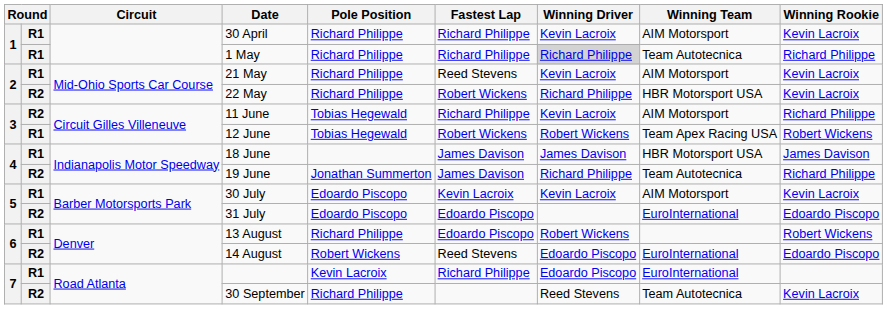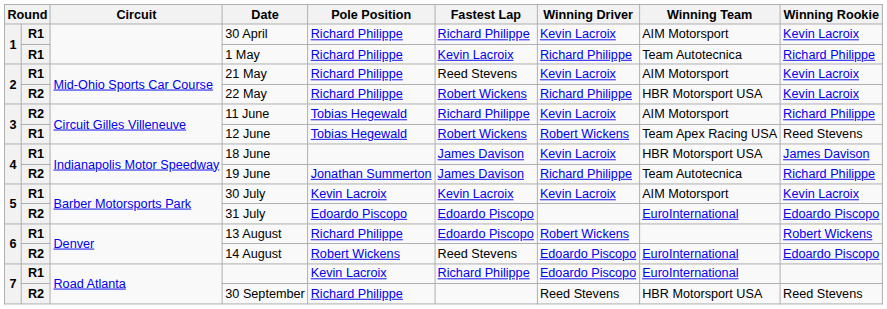(484, 54) Richard Philippe -> (476, 54) Kevin Lacroix
(586, 54) lightgrey background -> (586, 54) no background
(828, 134) Robert Wickens -> (823, 134) Reed Stevens
(583, 154) James Davison -> (578, 154) Kevin Lacroix
(359, 193) Edoardo Piscopo -> (349, 193) Kevin Lacroix
(692, 293) Team Autotecnica -> (702, 293) HBR Motorsport USA
(821, 293) Kevin Lacroix -> (823, 293) Reed Stevens
